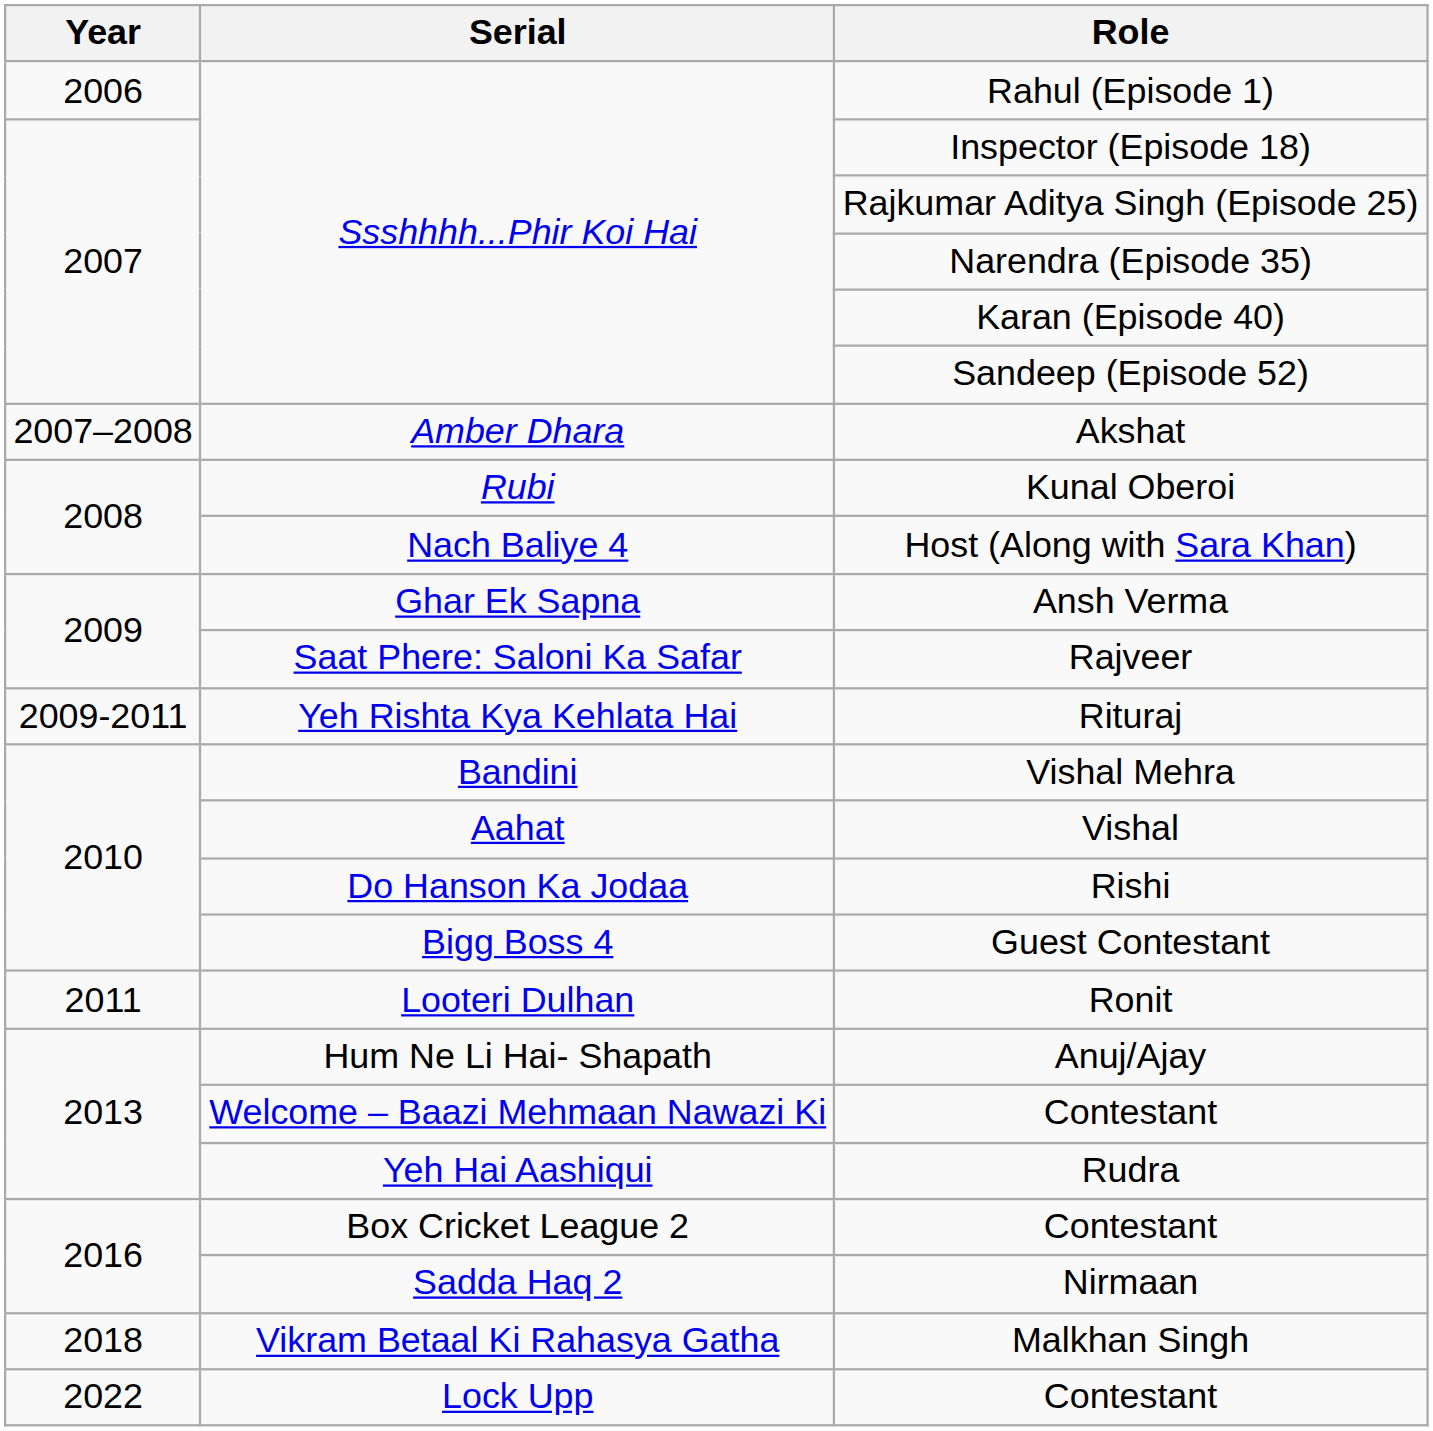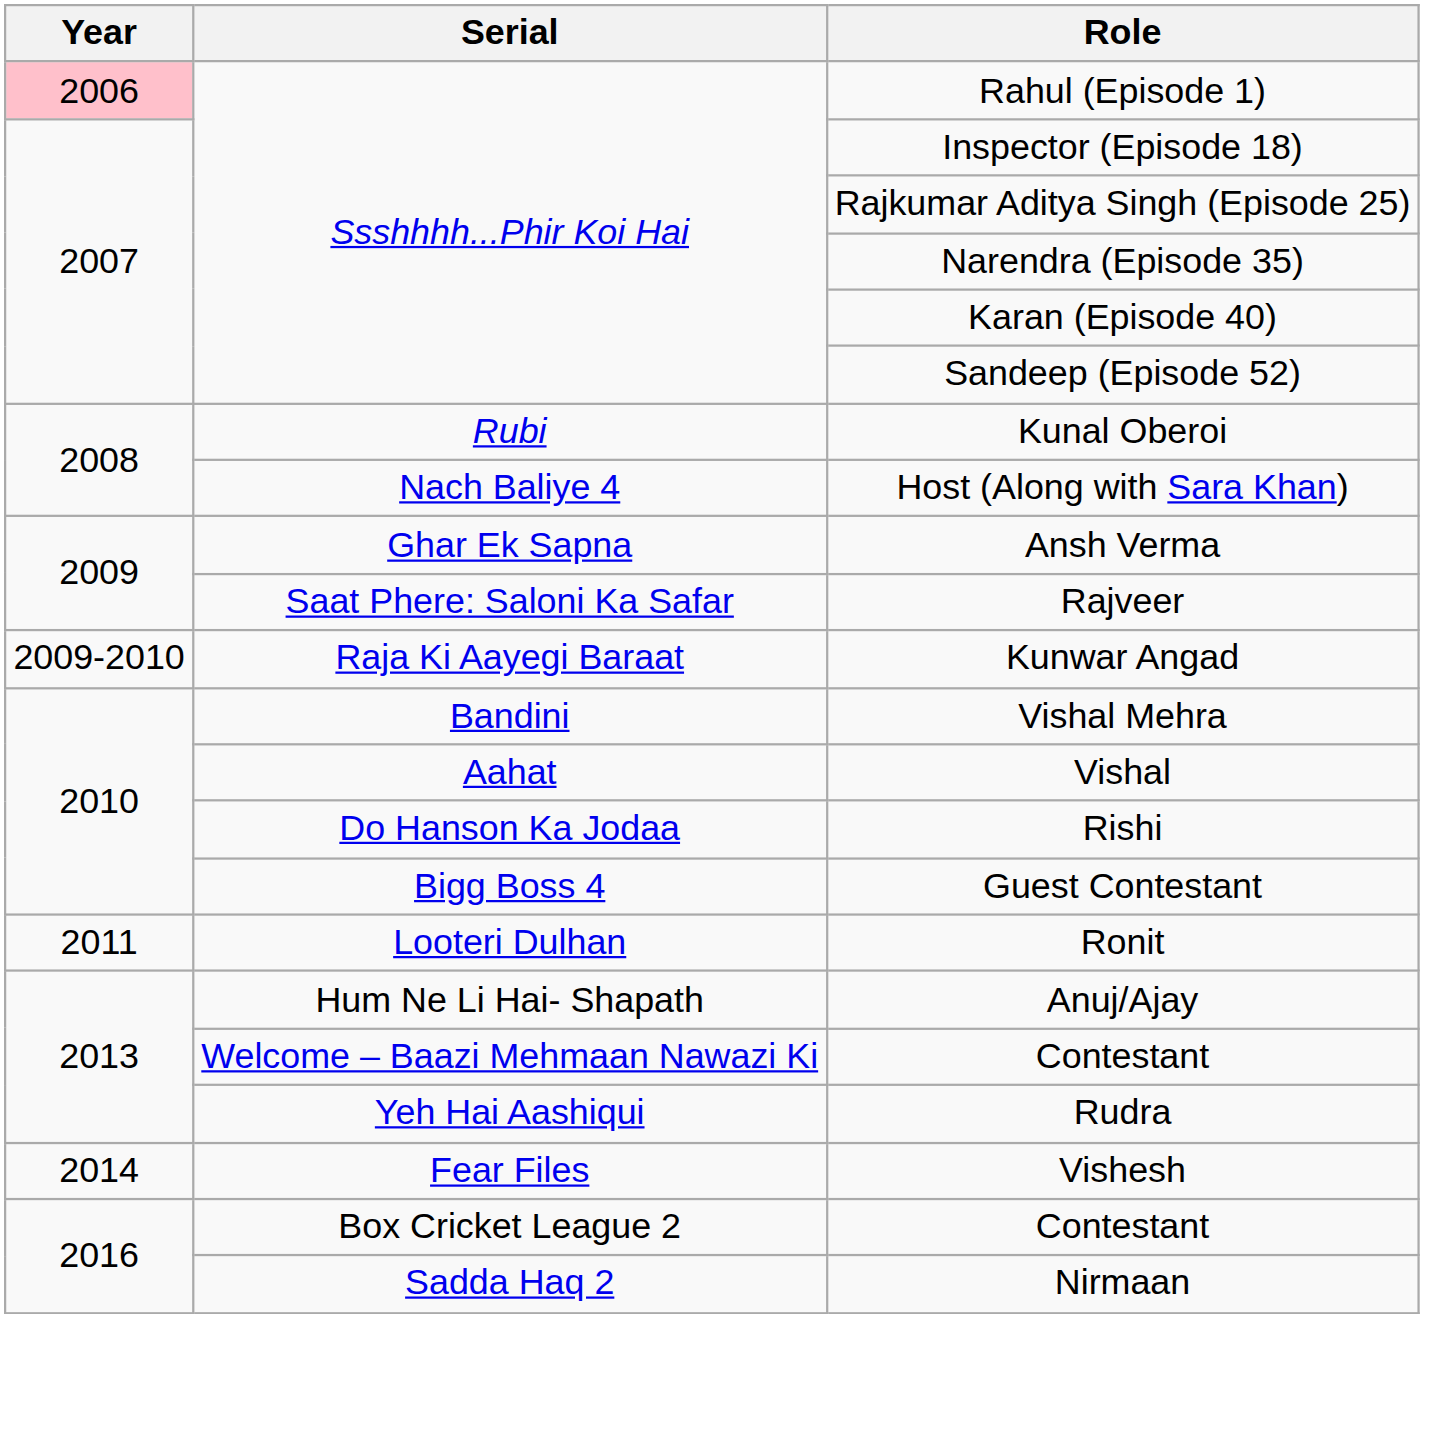(103, 89) no background -> (99, 89) pink background
- row: (518, 430)
+ row: (510, 658)
- row: (518, 715)
+ row: (510, 1169)
- row: (518, 1340)
- row: (518, 1397)
